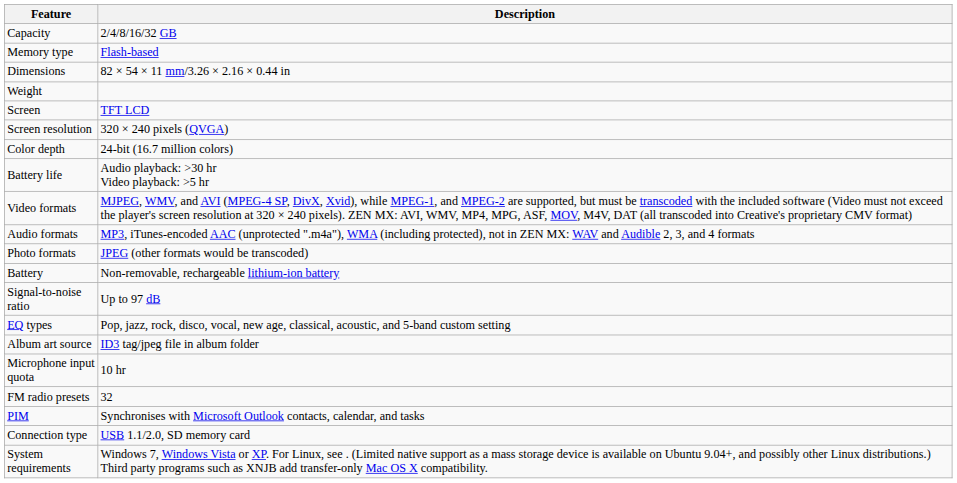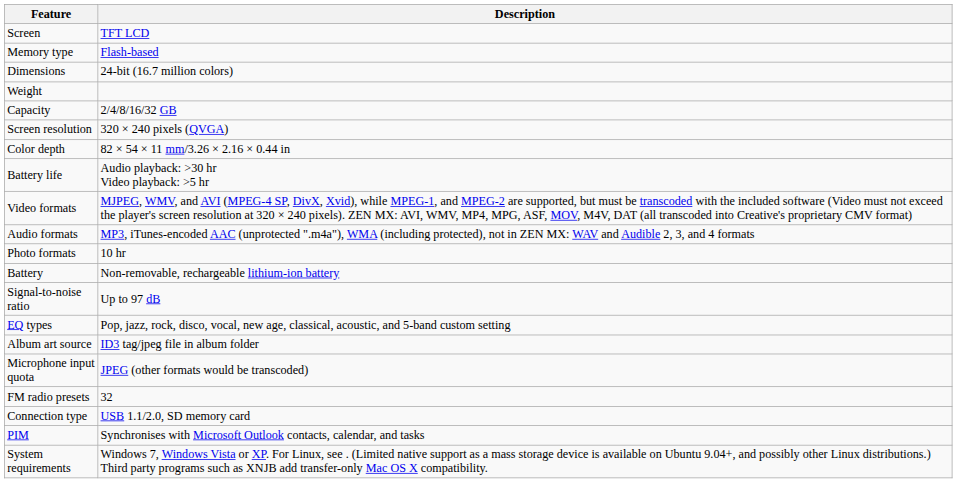rows swapped: (29, 33) <-> (24, 110)
(195, 71) 82 × 54 × 11 mm/3.26 × 2.16 × 0.44 in -> (167, 71) 24-bit (16.7 million colors)
(167, 149) 24-bit (16.7 million colors) -> (195, 149) 82 × 54 × 11 mm/3.26 × 2.16 × 0.44 in
(204, 253) JPEG (other formats would be transcoded) -> (113, 253) 10 hr
(113, 370) 10 hr -> (204, 370) JPEG (other formats would be transcoded)
rows swapped: (47, 435) <-> (18, 415)
